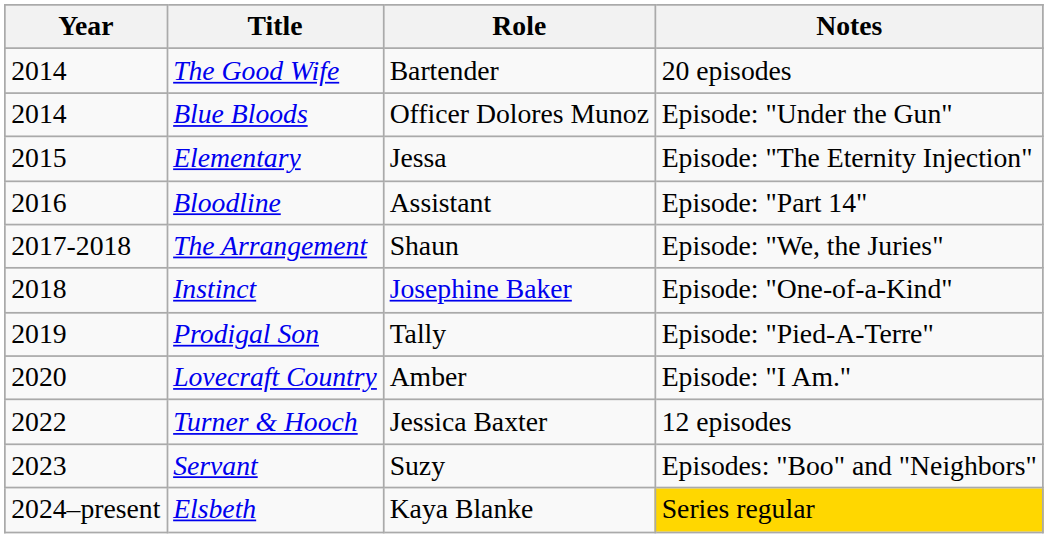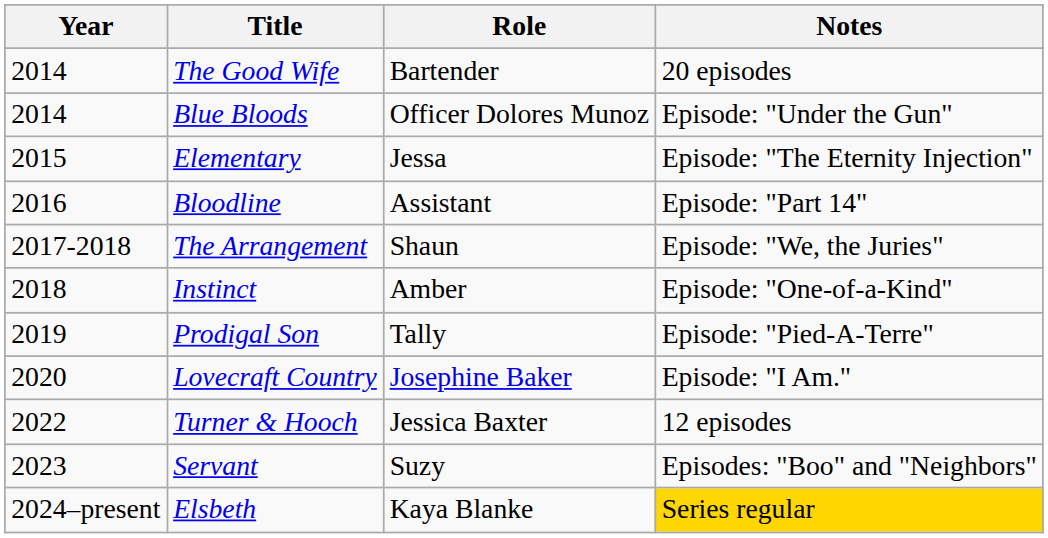(481, 289) Josephine Baker -> (428, 289) Amber
(428, 377) Amber -> (481, 377) Josephine Baker
